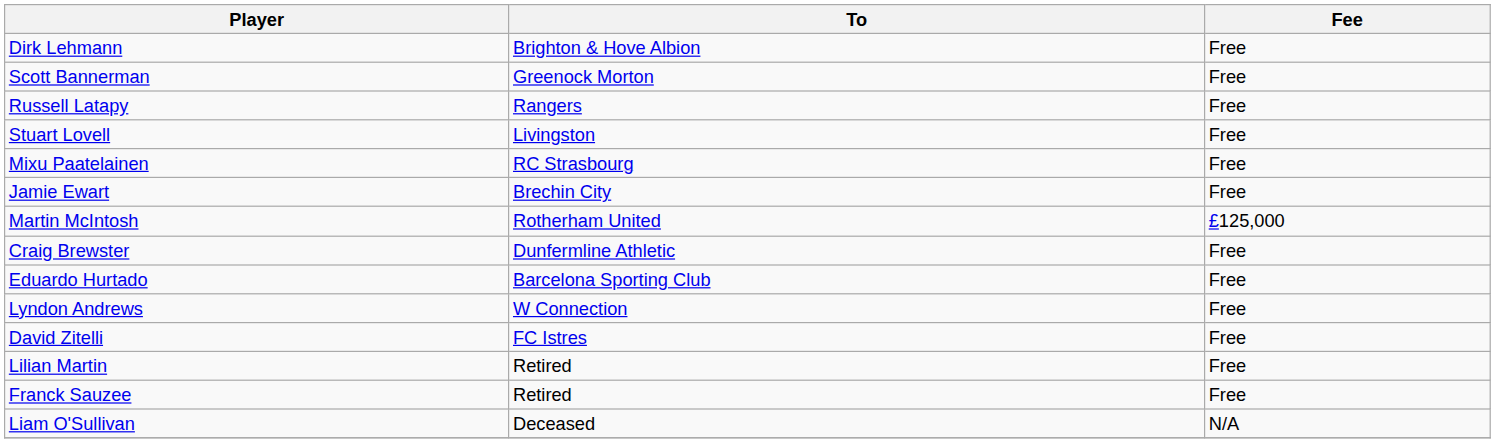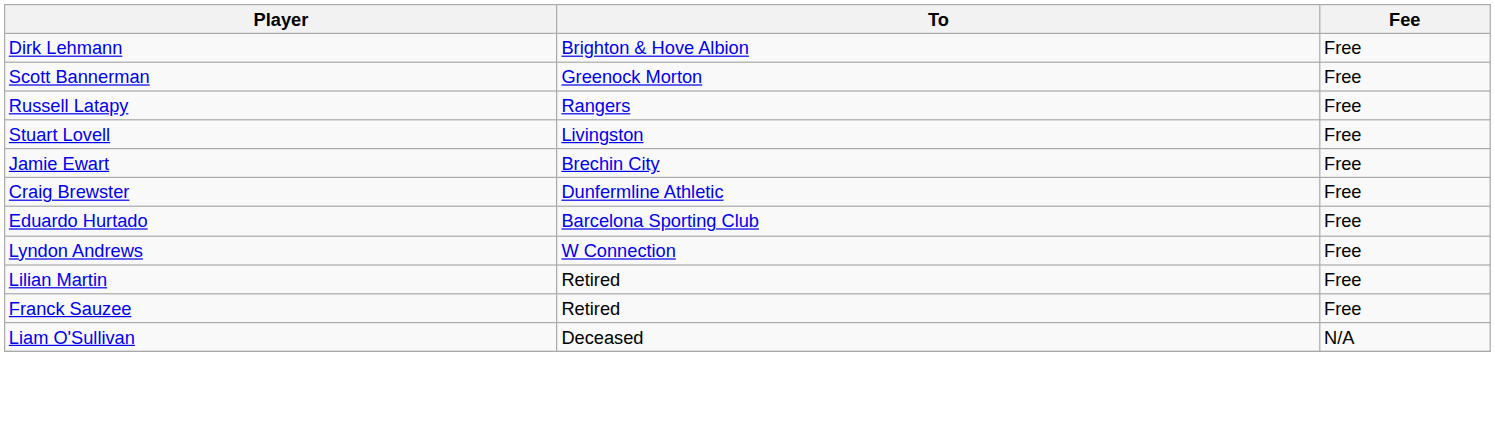- row: (79, 164)
- row: (74, 221)
- row: (56, 337)
